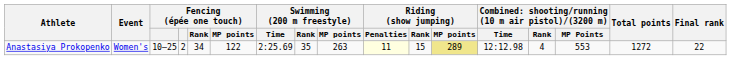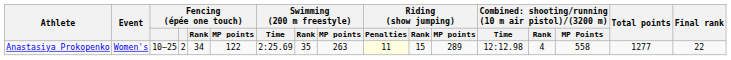(455, 47) khaki background -> (455, 47) no background
(582, 47) 553 -> (582, 47) 558
(641, 47) 1272 -> (641, 47) 1277
